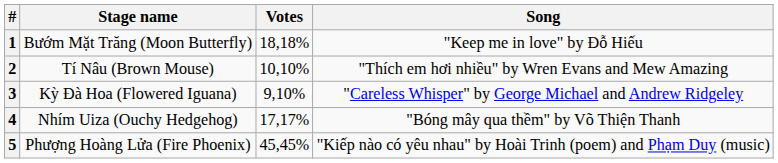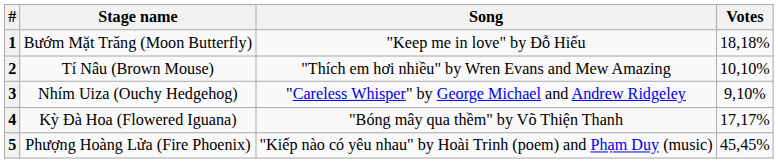columns swapped: (543, 17) <-> (284, 17)
(138, 94) Kỳ Đà Hoa (Flowered Iguana) -> (138, 94) Nhím Uiza (Ouchy Hedgehog)
(138, 119) Nhím Uiza (Ouchy Hedgehog) -> (138, 119) Kỳ Đà Hoa (Flowered Iguana)
